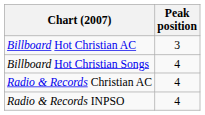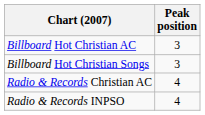(177, 63) 4 -> (177, 63) 3
